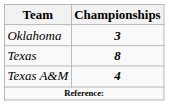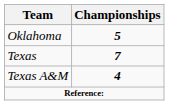(117, 35) 3 -> (117, 35) 5
(117, 55) 8 -> (117, 55) 7
